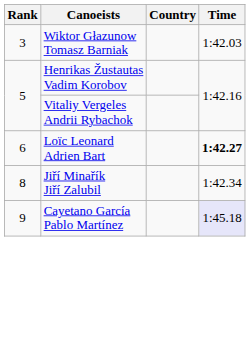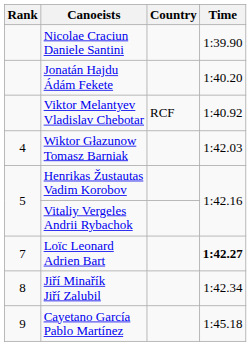+ row: (86, 42)
+ row: (81, 77)
+ row: (94, 112)
(23, 42) 3 -> (23, 148) 4
(23, 148) 6 -> (23, 253) 7
(222, 218) lavender background -> (223, 323) no background
